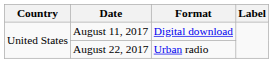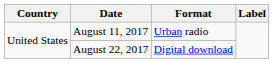(193, 31) Digital download -> (181, 31) Urban radio
(181, 49) Urban radio -> (193, 49) Digital download
